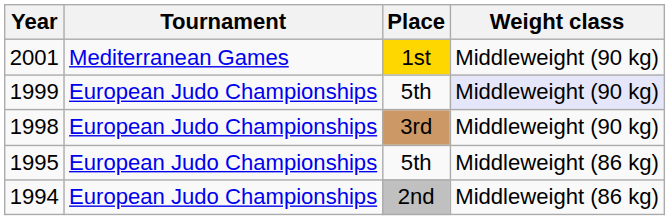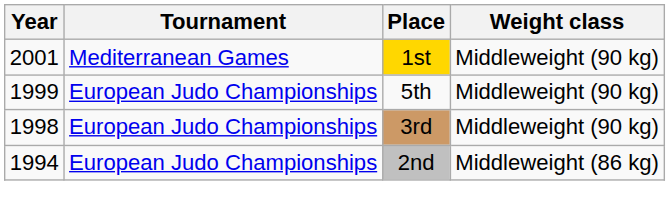(557, 92) lavender background -> (557, 92) no background
- row: (34, 162)
